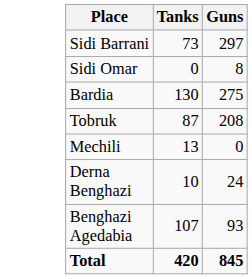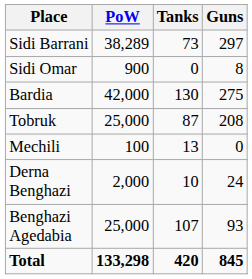+ column: (123, 17)
